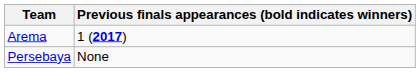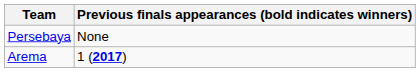rows swapped: (39, 57) <-> (27, 36)
